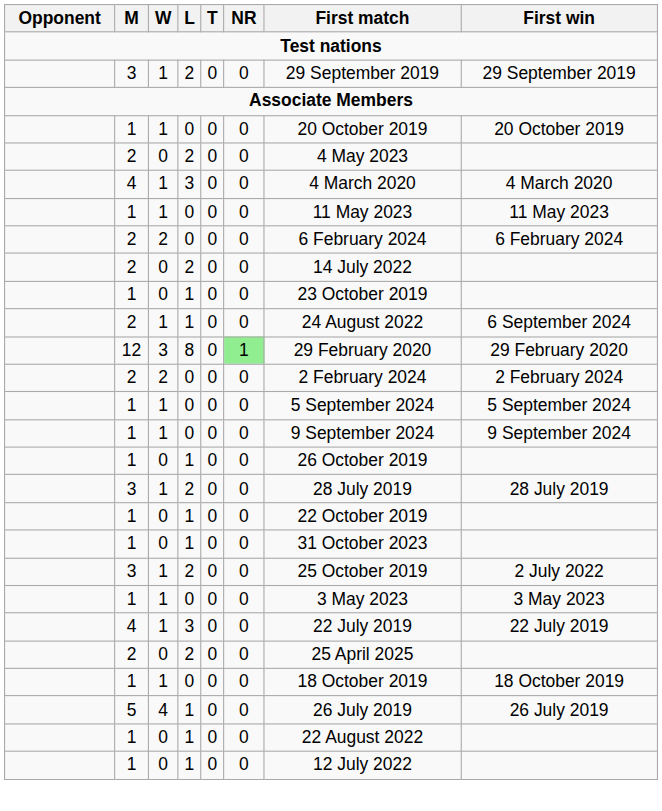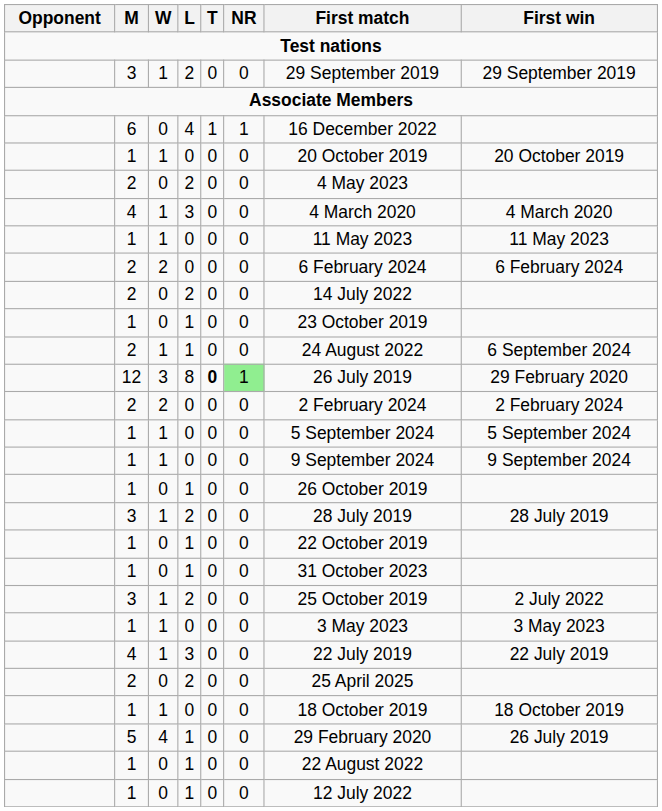+ row: (131, 128)
(212, 350) normal -> (212, 377) bold
(362, 350) 29 February 2020 -> (362, 377) 26 July 2019
(362, 709) 26 July 2019 -> (362, 737) 29 February 2020
